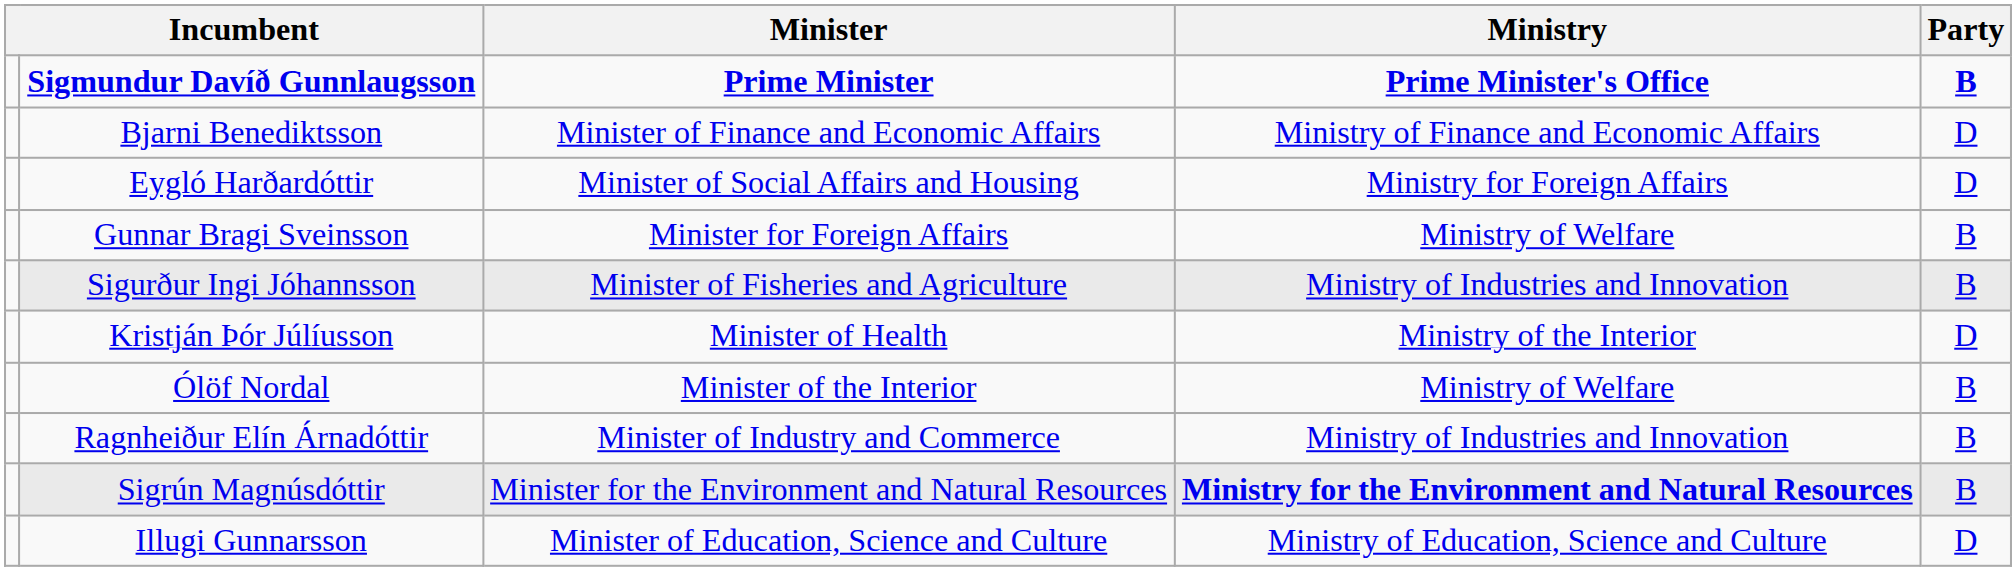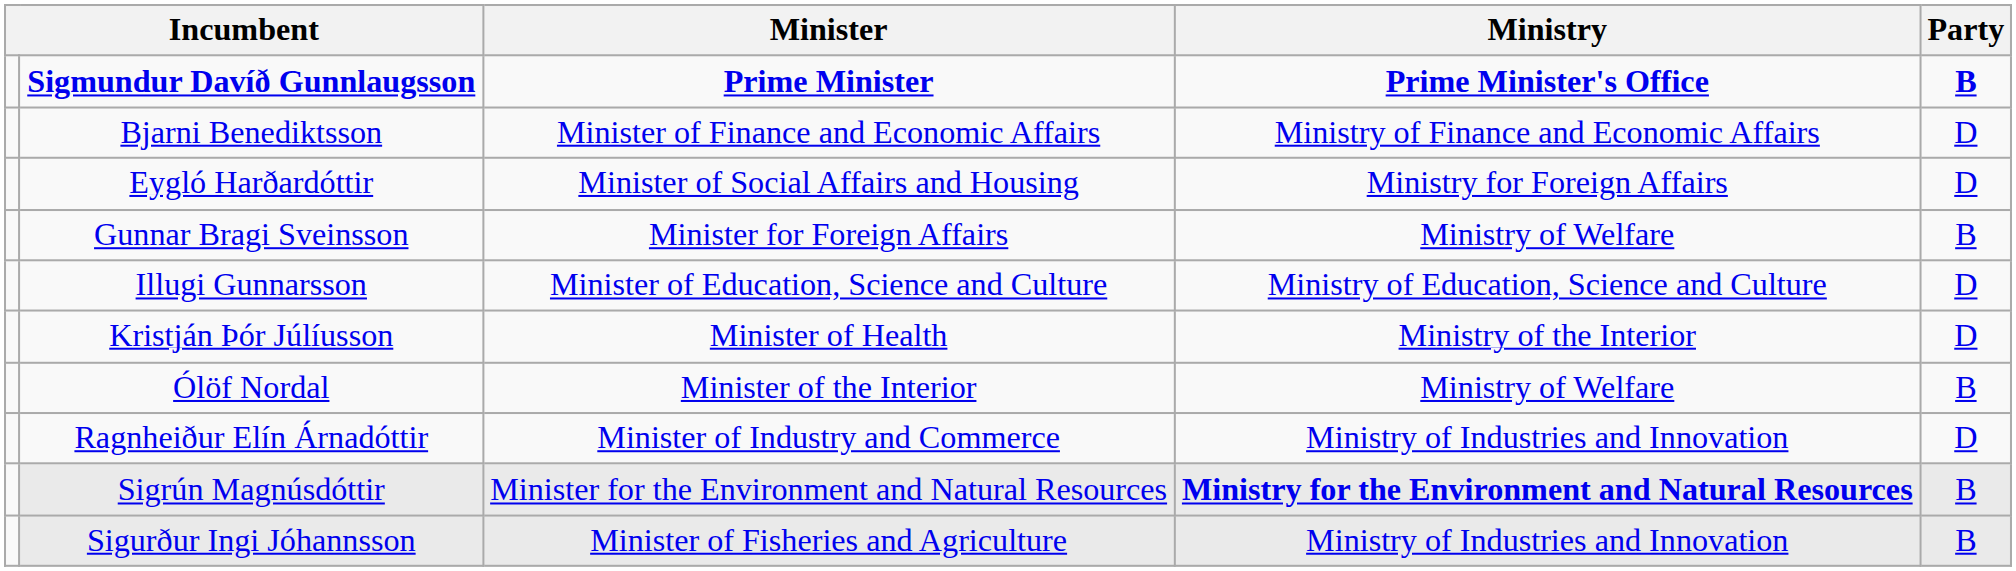rows swapped: (251, 540) <-> (251, 285)
(1966, 438) B -> (1966, 438) D
